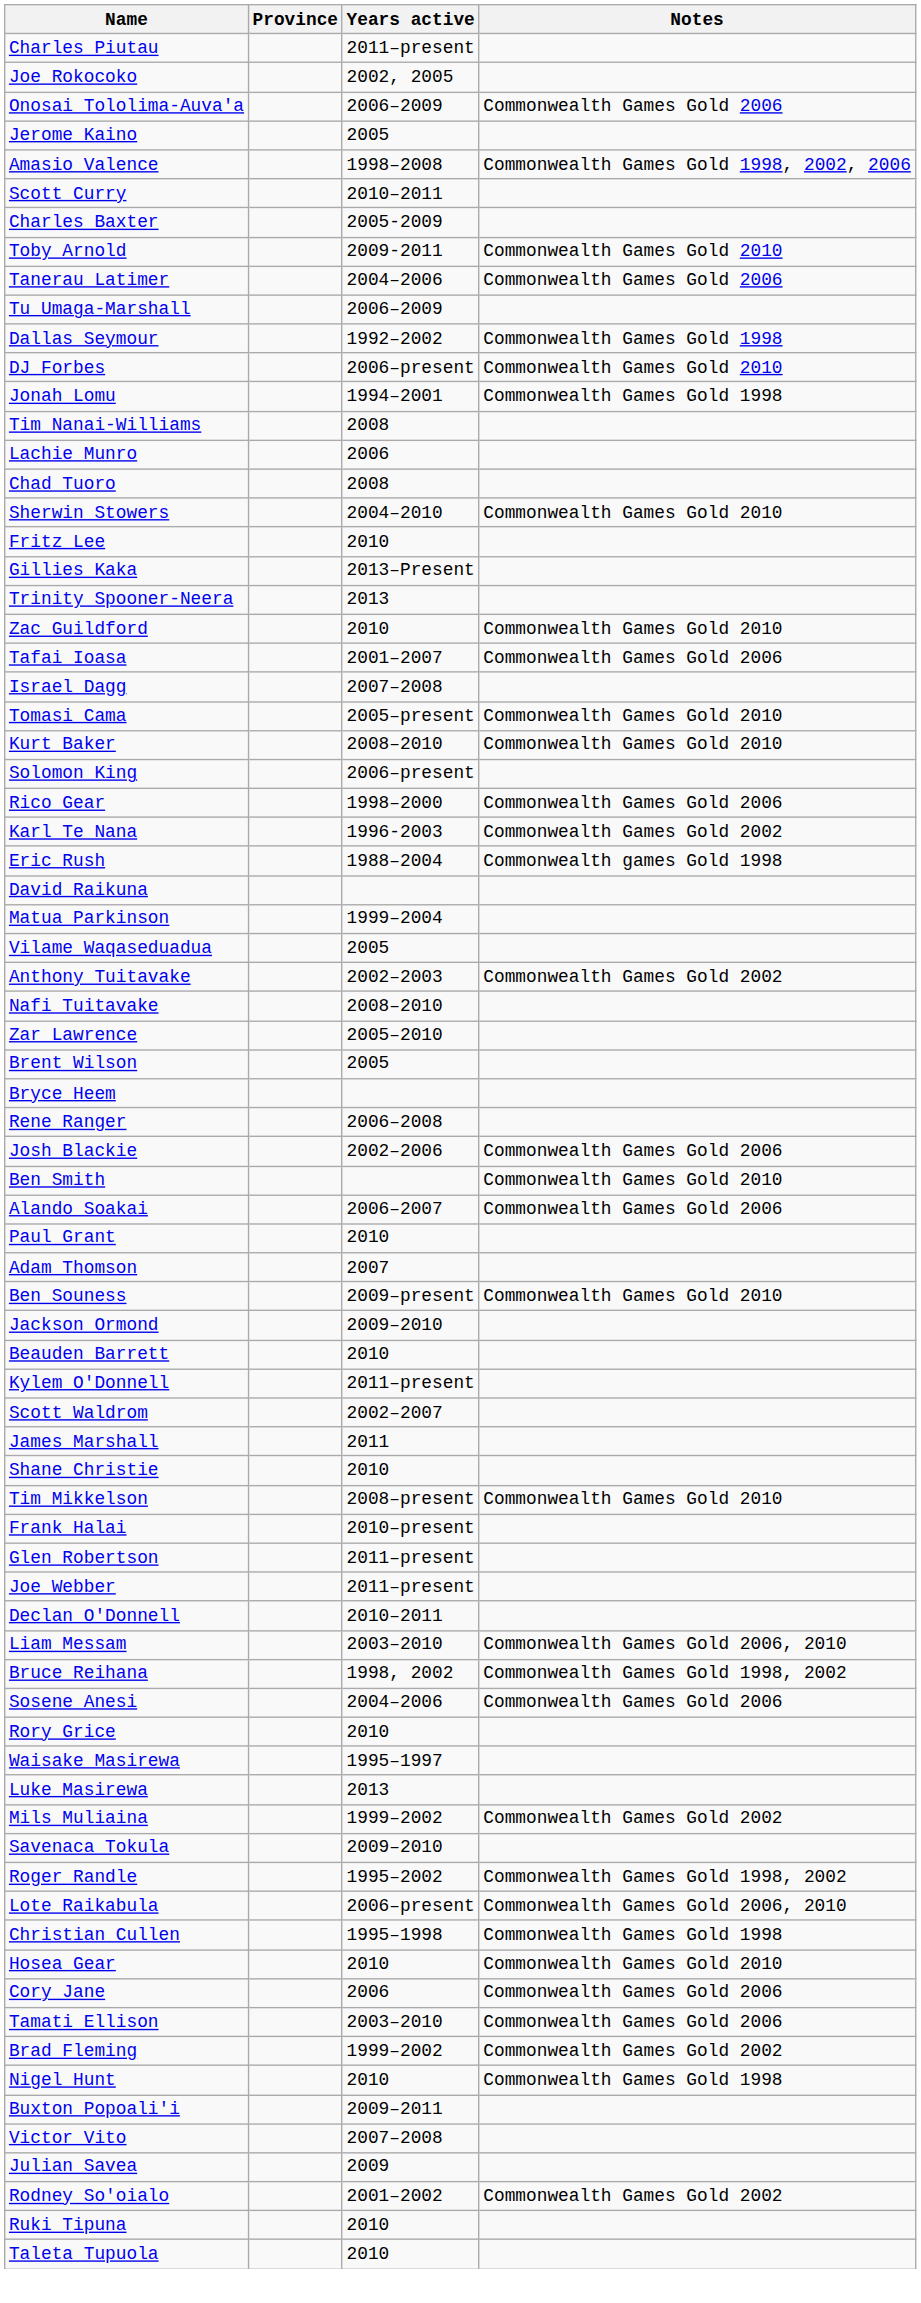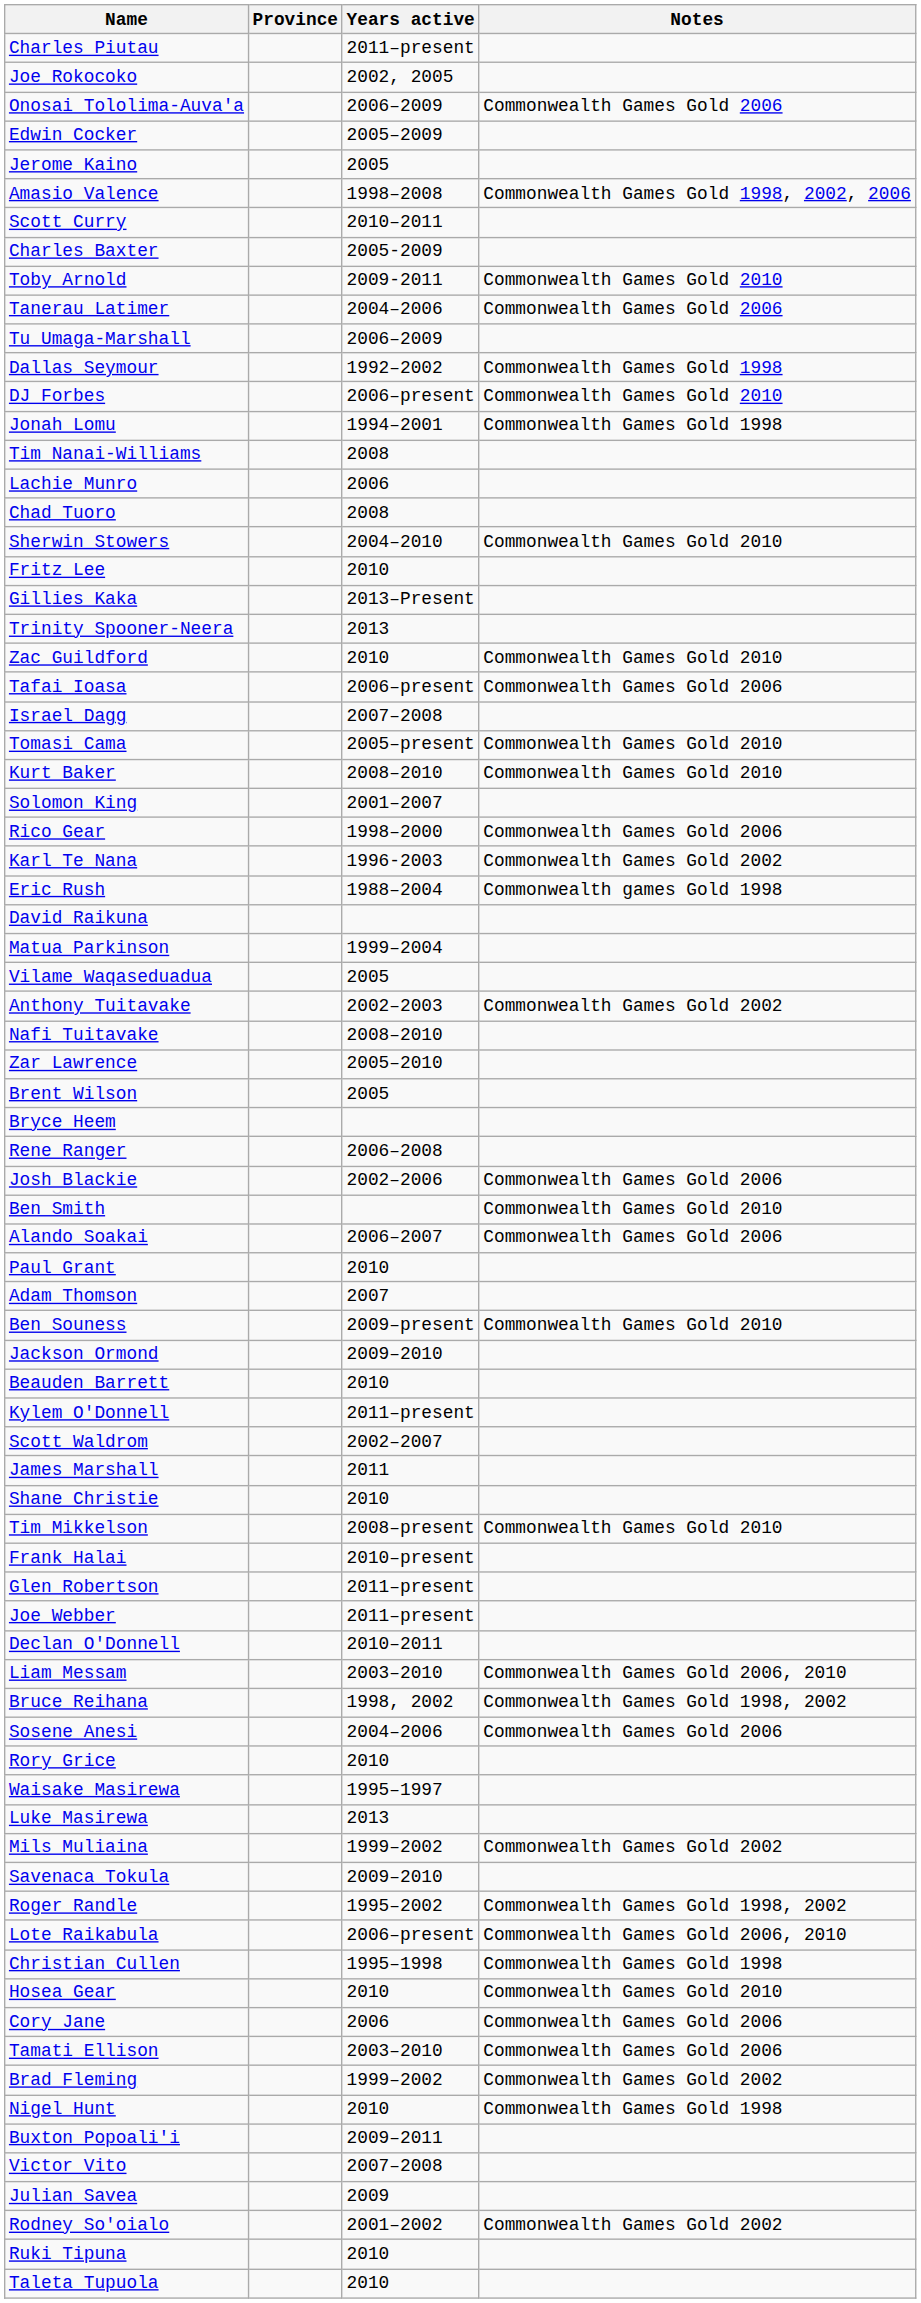+ row: (73, 135)
(395, 658) 2001–2007 -> (411, 687) 2006–present
(411, 774) 2006–present -> (395, 803) 2001–2007
